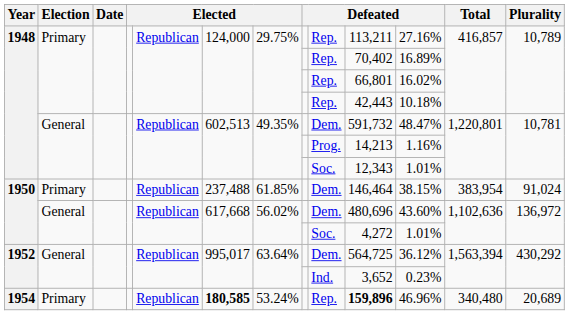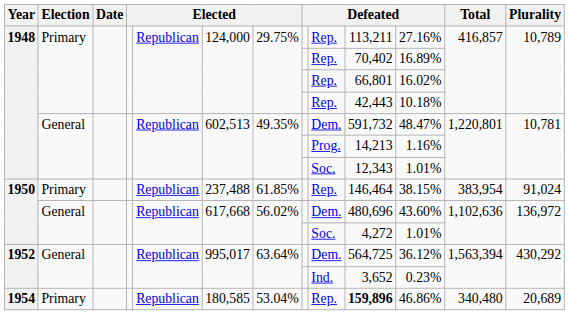(326, 189) Dem. -> (324, 189) Rep.
(228, 299) bold -> (228, 299) normal
(277, 299) 53.24% -> (277, 299) 53.04%
(420, 299) 46.96% -> (420, 299) 46.86%
